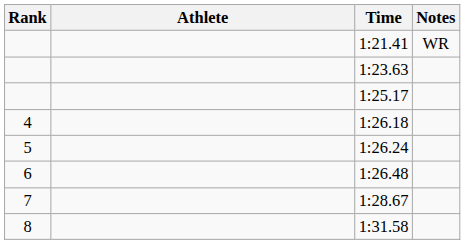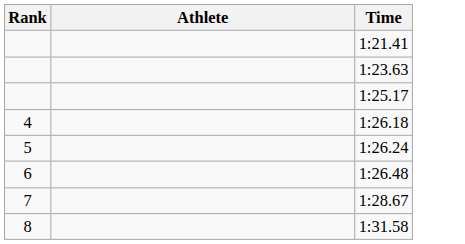- column: (436, 17)
